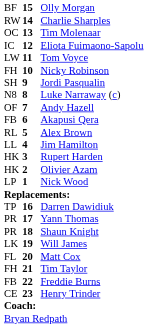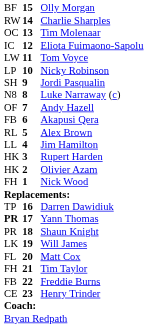(11, 70) FH -> (10, 70) LP
(10, 182) LP -> (11, 182) FH
(10, 219) normal -> (11, 219) bold
